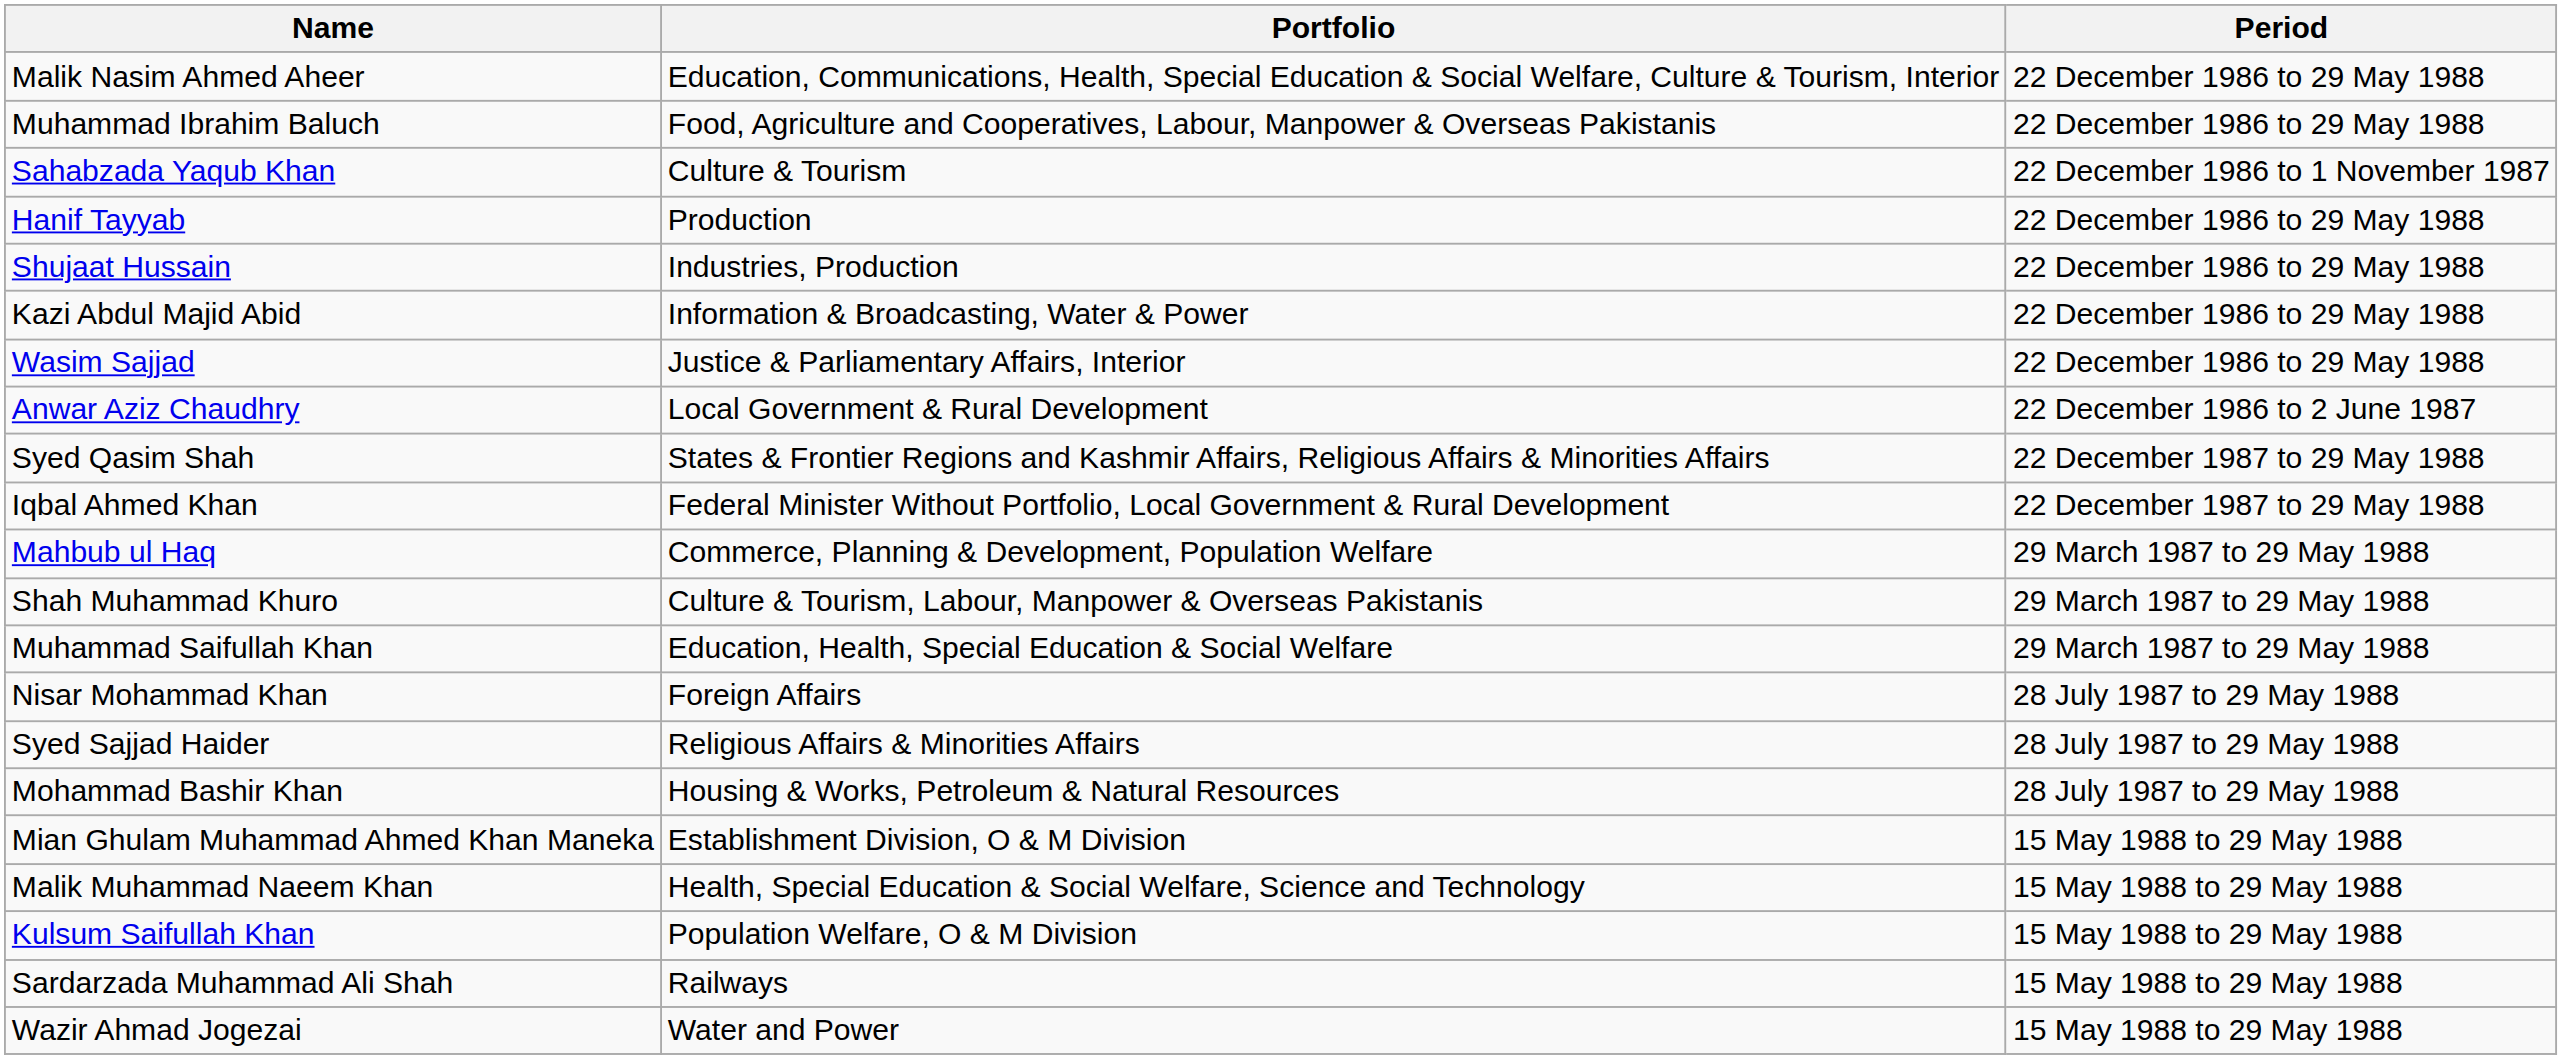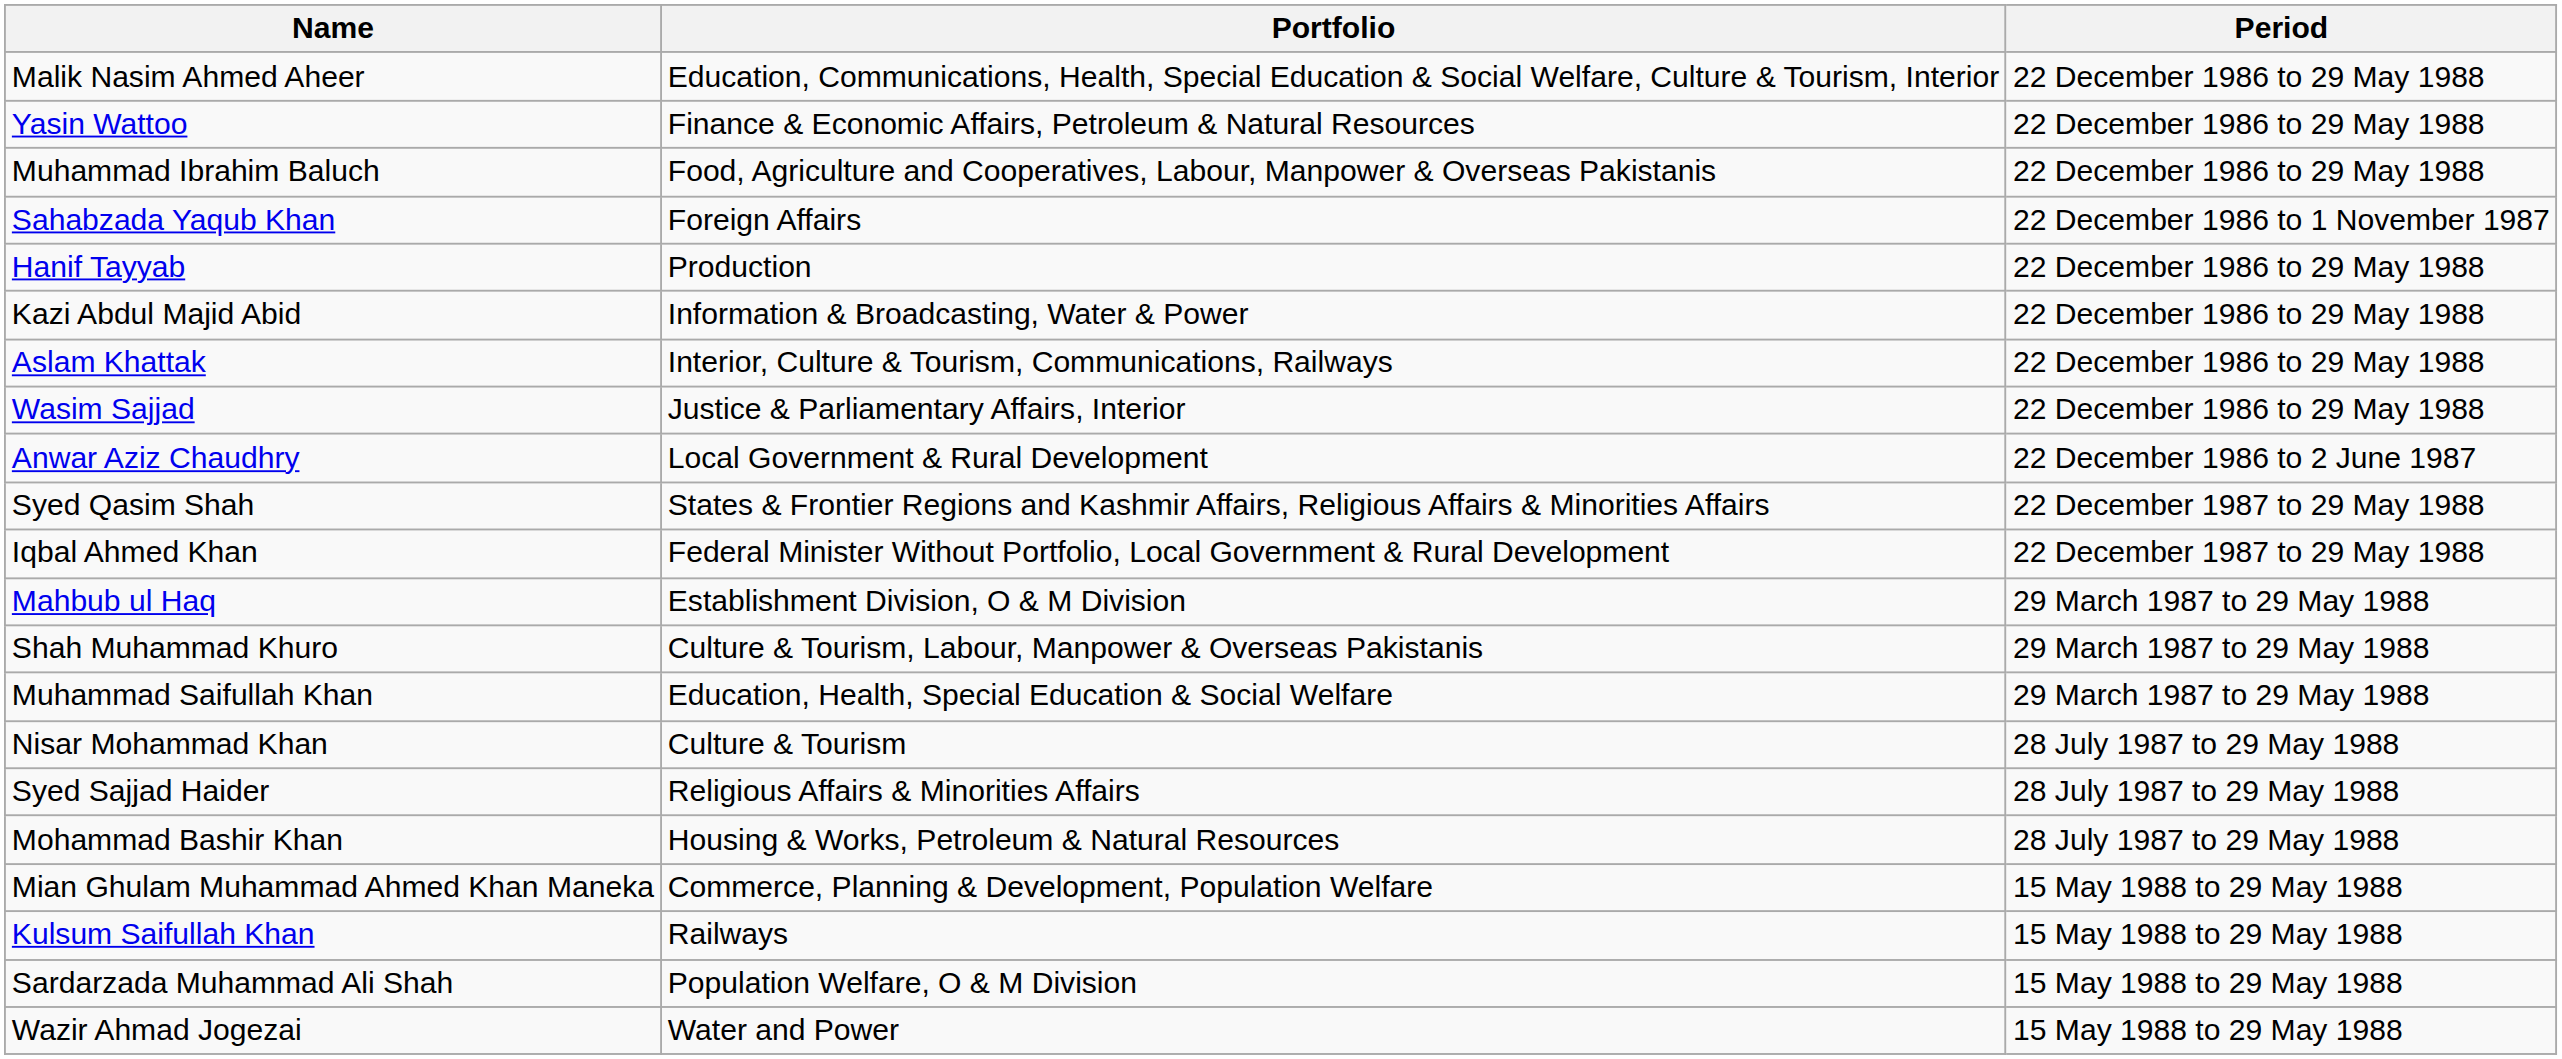+ row: (100, 123)
(787, 171) Culture & Tourism -> (764, 219) Foreign Affairs
- row: (121, 266)
+ row: (109, 362)
(1050, 553) Commerce, Planning & Development, Population Welfare -> (927, 600) Establishment Division, O & M Division
(764, 696) Foreign Affairs -> (787, 743) Culture & Tourism
(927, 839) Establishment Division, O & M Division -> (1050, 887) Commerce, Planning & Development, Population Welfare
- row: (223, 887)
(902, 934) Population Welfare, O & M Division -> (728, 934) Railways
(728, 982) Railways -> (902, 982) Population Welfare, O & M Division
